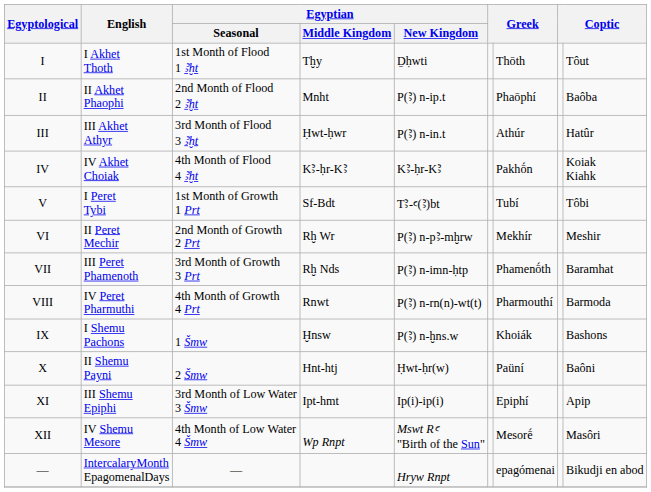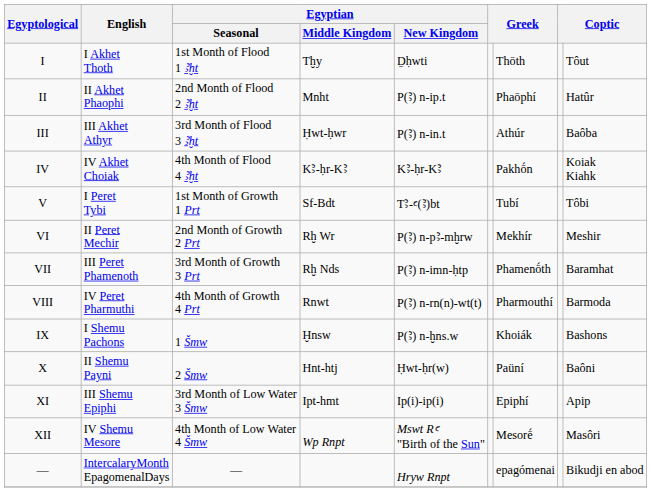(582, 97) Baôba -> (580, 97) Hatûr
(580, 133) Hatûr -> (582, 133) Baôba
